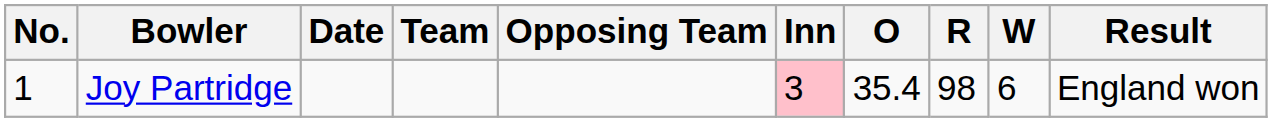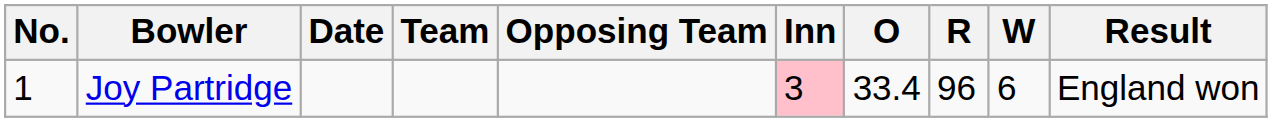(887, 87) 35.4 -> (887, 87) 33.4
(956, 87) 98 -> (956, 87) 96
